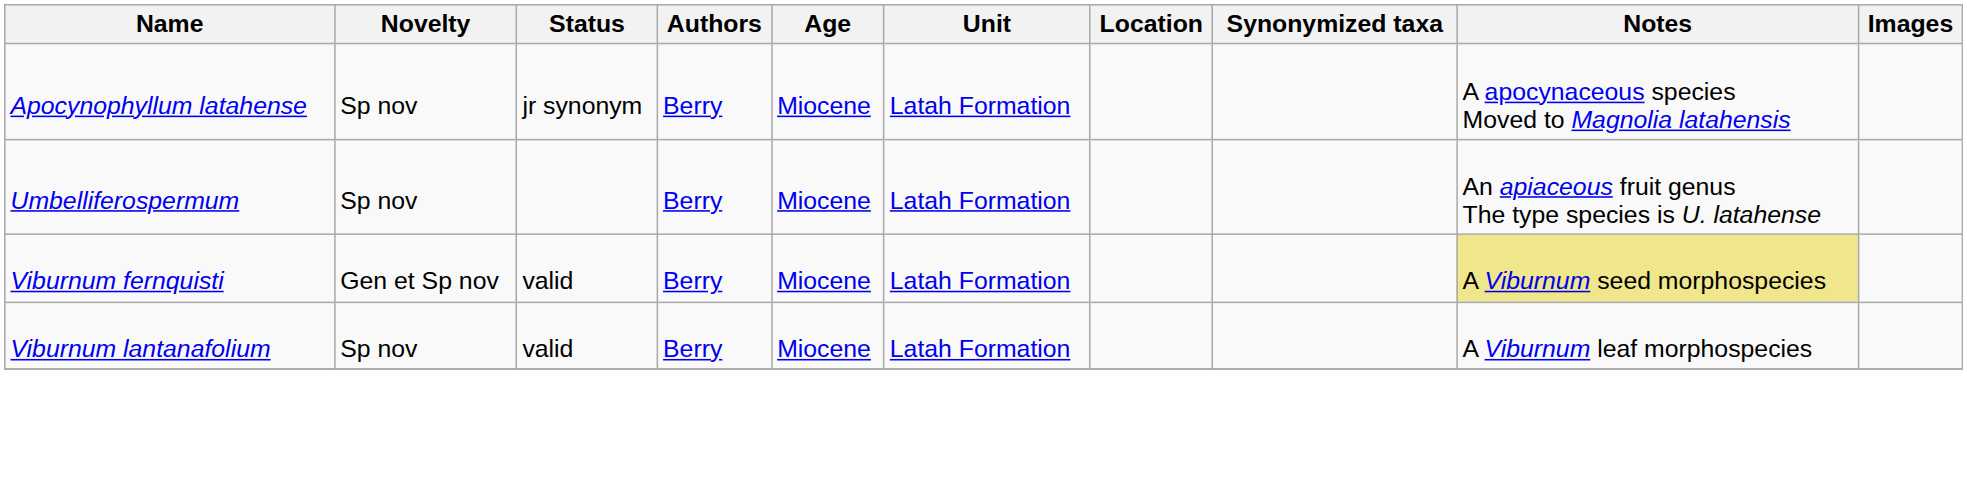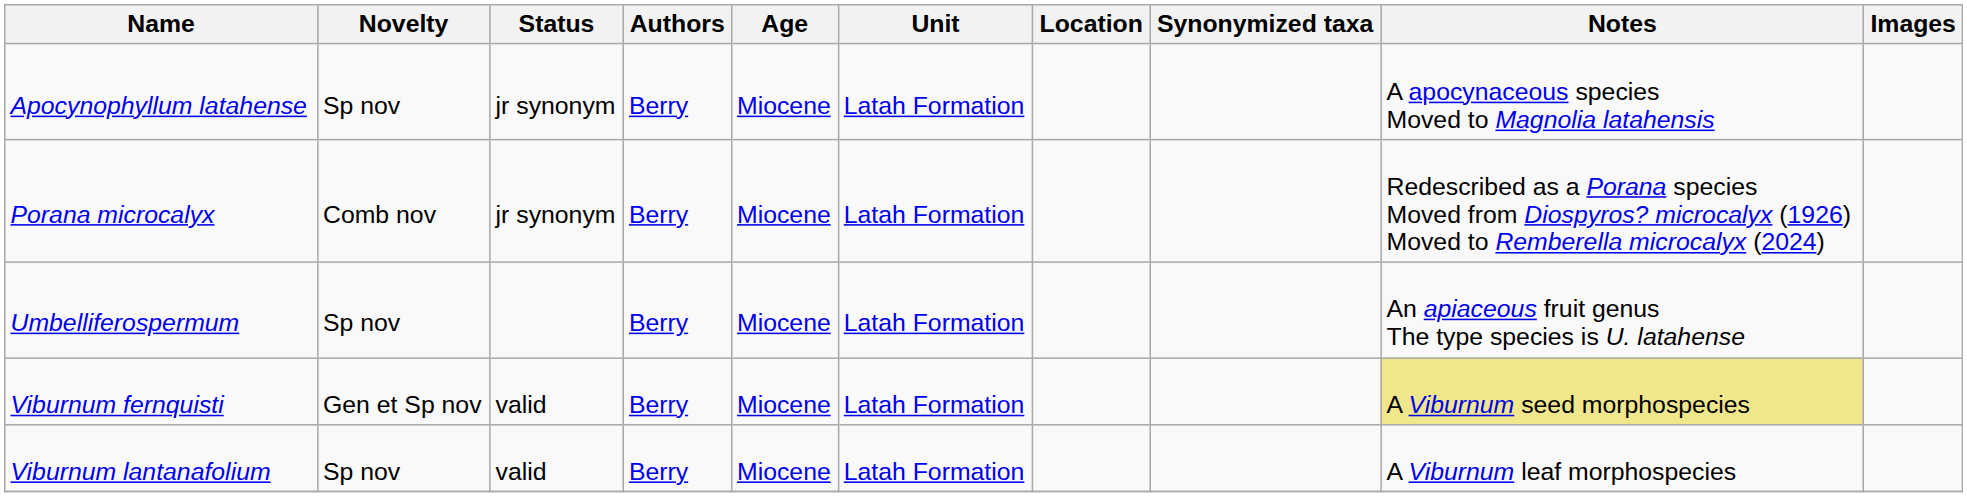+ row: (112, 214)
